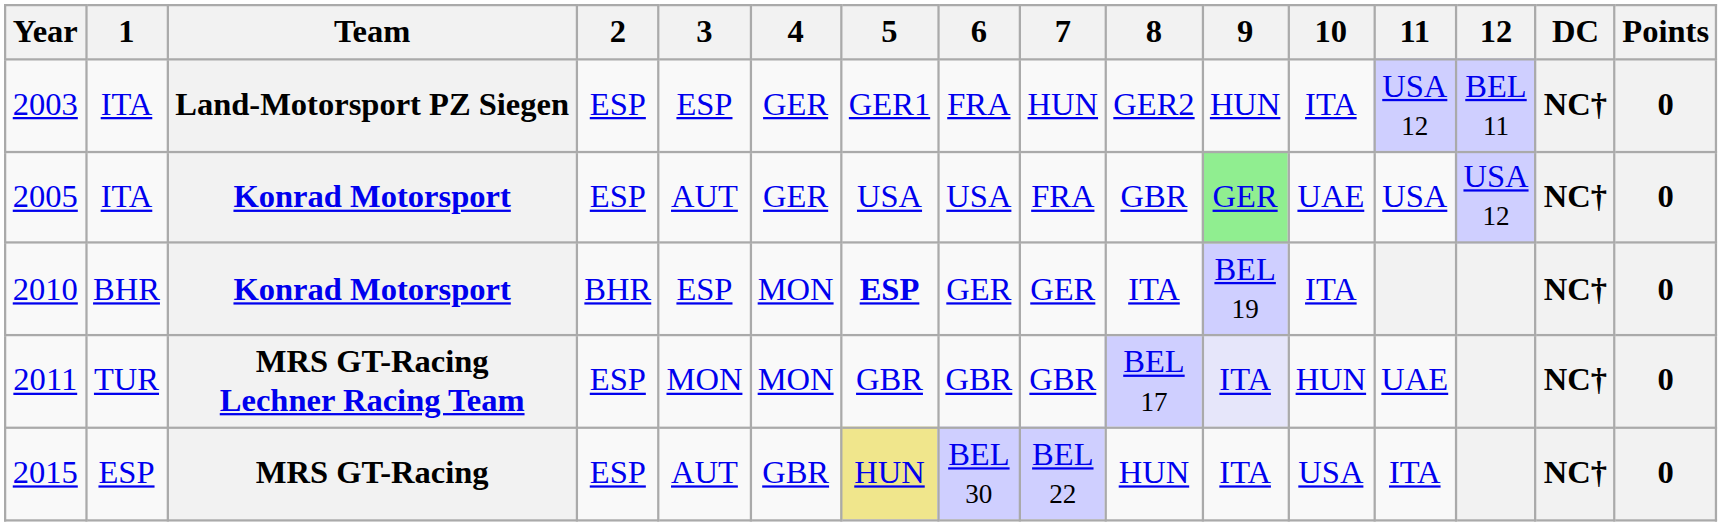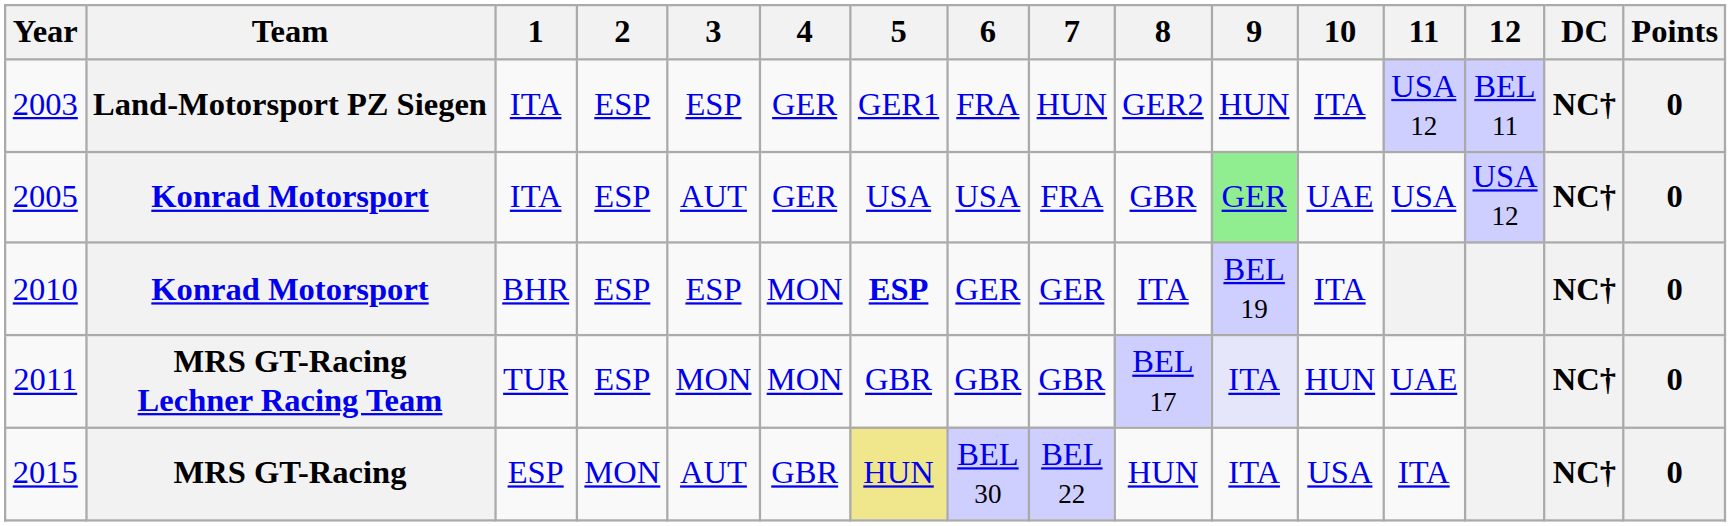columns swapped: (372, 31) <-> (126, 31)
(618, 288) BHR -> (622, 288) ESP
(618, 472) ESP -> (622, 472) MON
